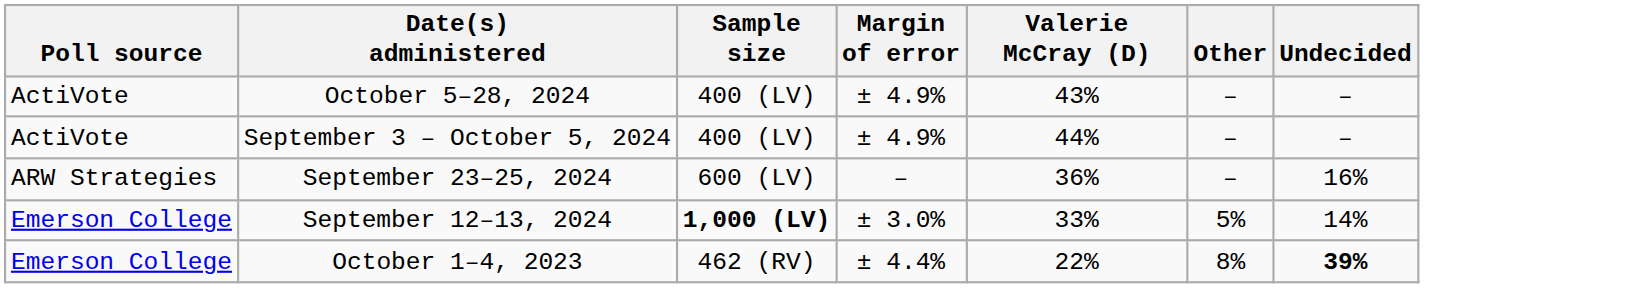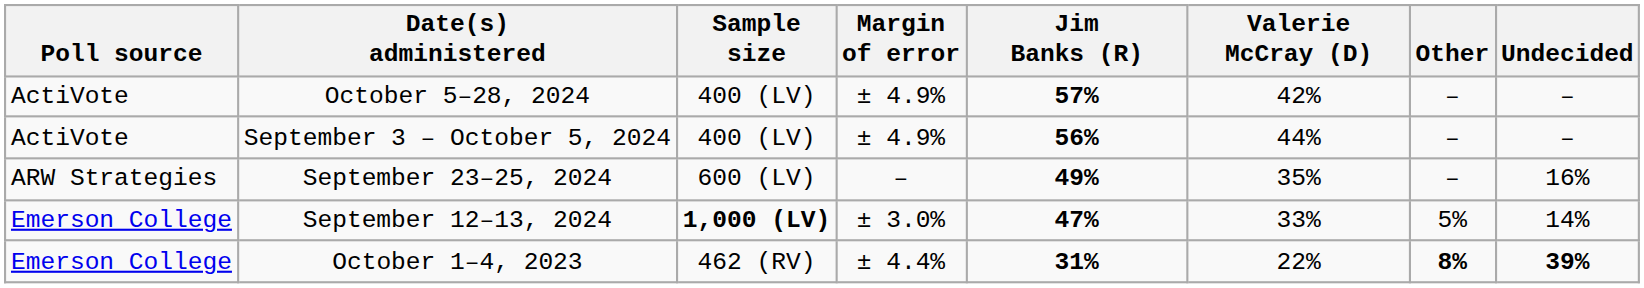+ column: (1077, 40)
(1077, 96) 43% -> (1299, 96) 42%
(1077, 179) 36% -> (1299, 179) 35%
(1230, 261) normal -> (1452, 261) bold
